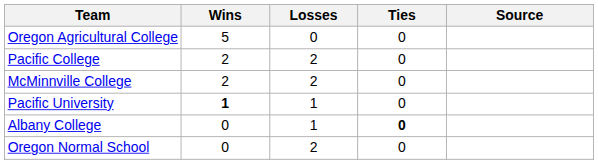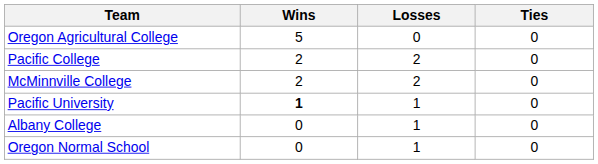- column: (520, 15)
(402, 125) bold -> (534, 125) normal
(314, 147) 2 -> (417, 147) 1
